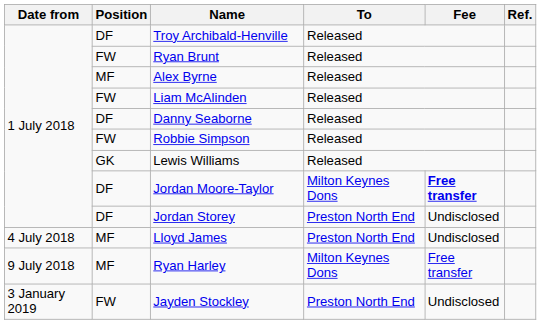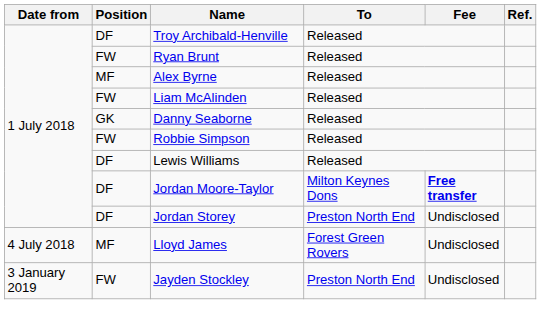(104, 118) DF -> (105, 118) GK
(105, 160) GK -> (104, 160) DF
(361, 237) Preston North End -> (346, 245) Forest Green Rovers
- row: (189, 265)
